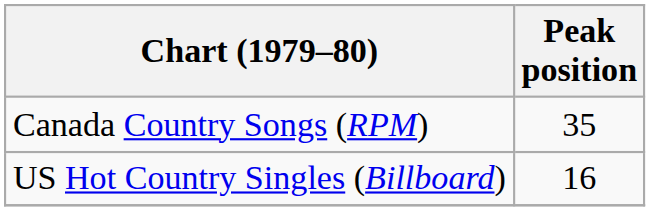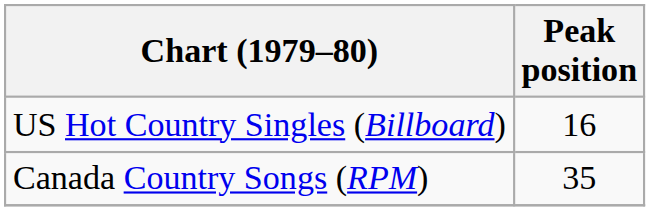rows swapped: (221, 123) <-> (259, 177)
